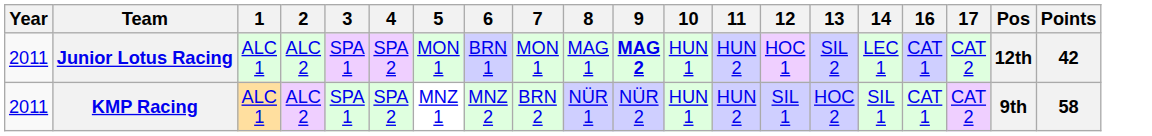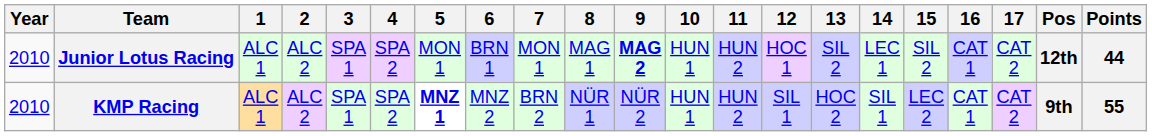+ column: (926, 19)
(29, 57) 2011 -> (29, 57) 2010
(1069, 57) 42 -> (1114, 57) 44
(29, 106) 2011 -> (29, 106) 2010
(438, 106) normal -> (440, 106) bold
(1069, 106) 58 -> (1114, 106) 55
